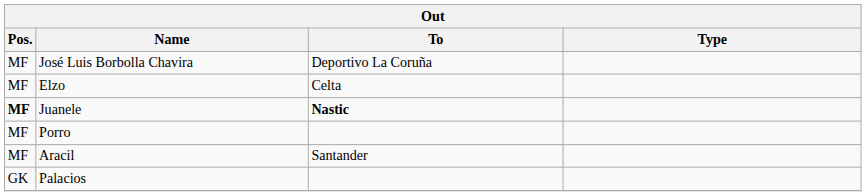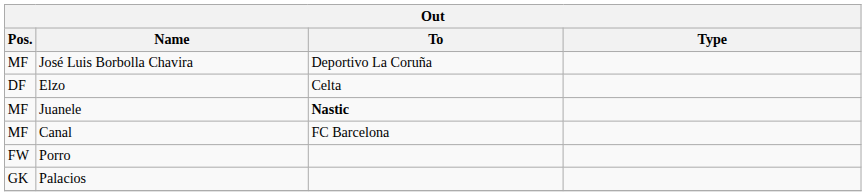(18, 86) MF -> (17, 86) DF
(19, 109) bold -> (18, 109) normal
+ row: (56, 132)
(18, 132) MF -> (18, 156) FW
- row: (57, 156)
